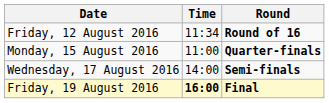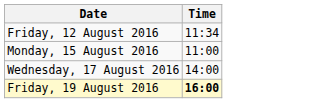- column: (273, 14)
